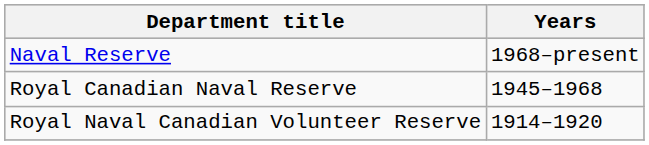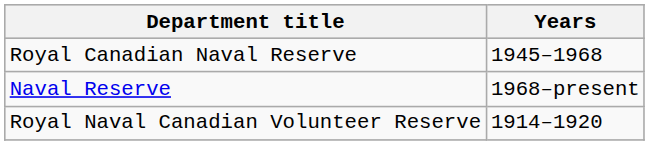rows swapped: (90, 55) <-> (183, 89)
